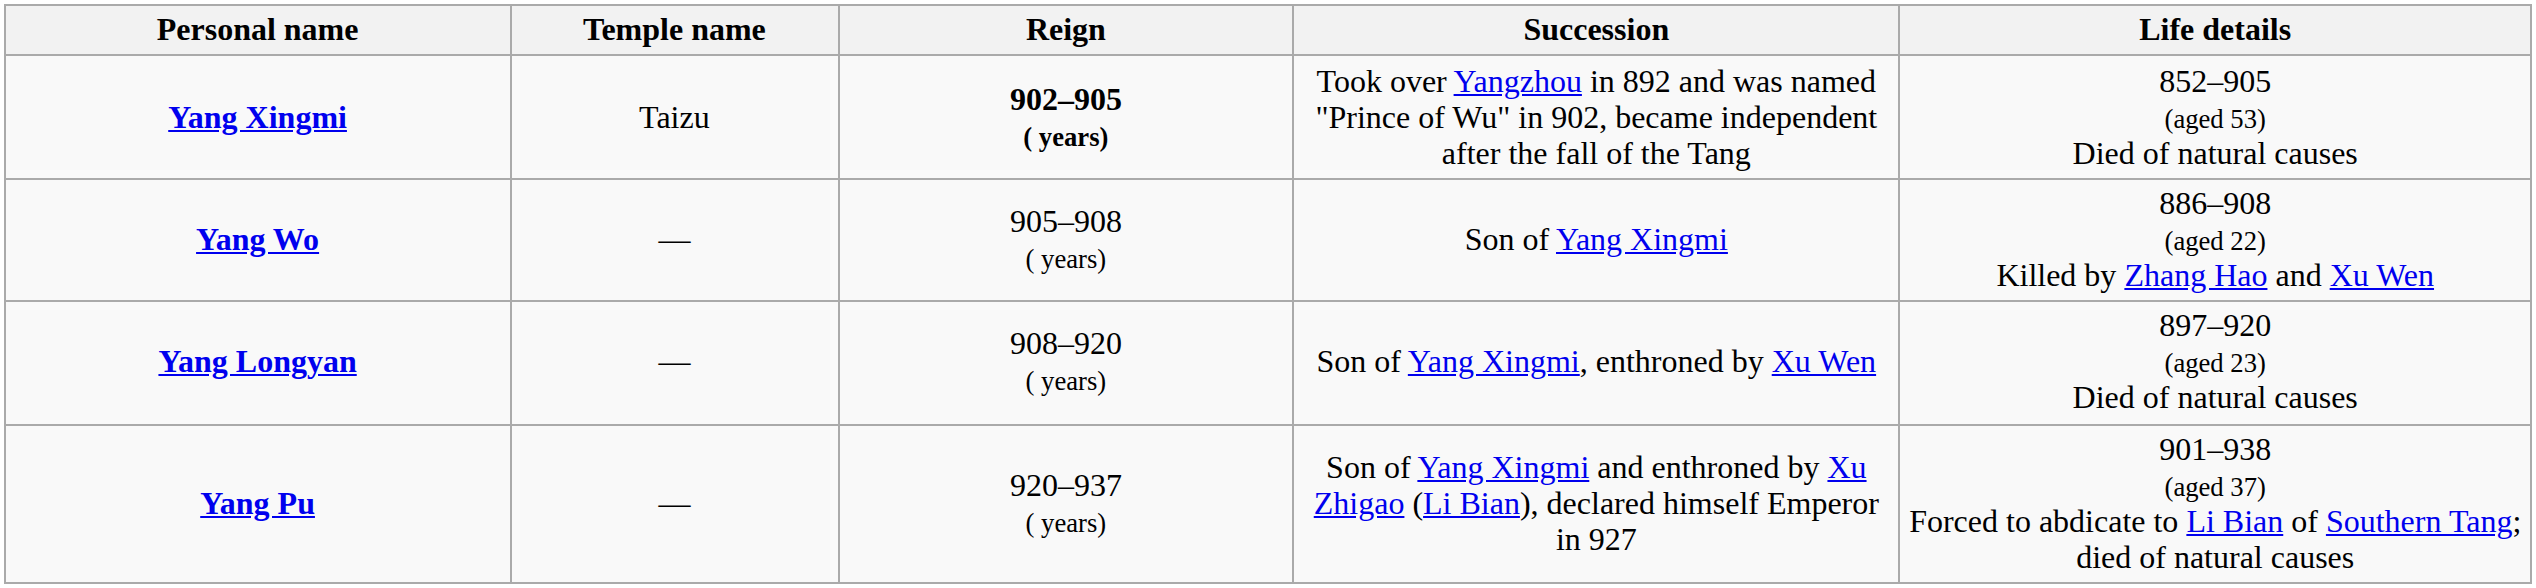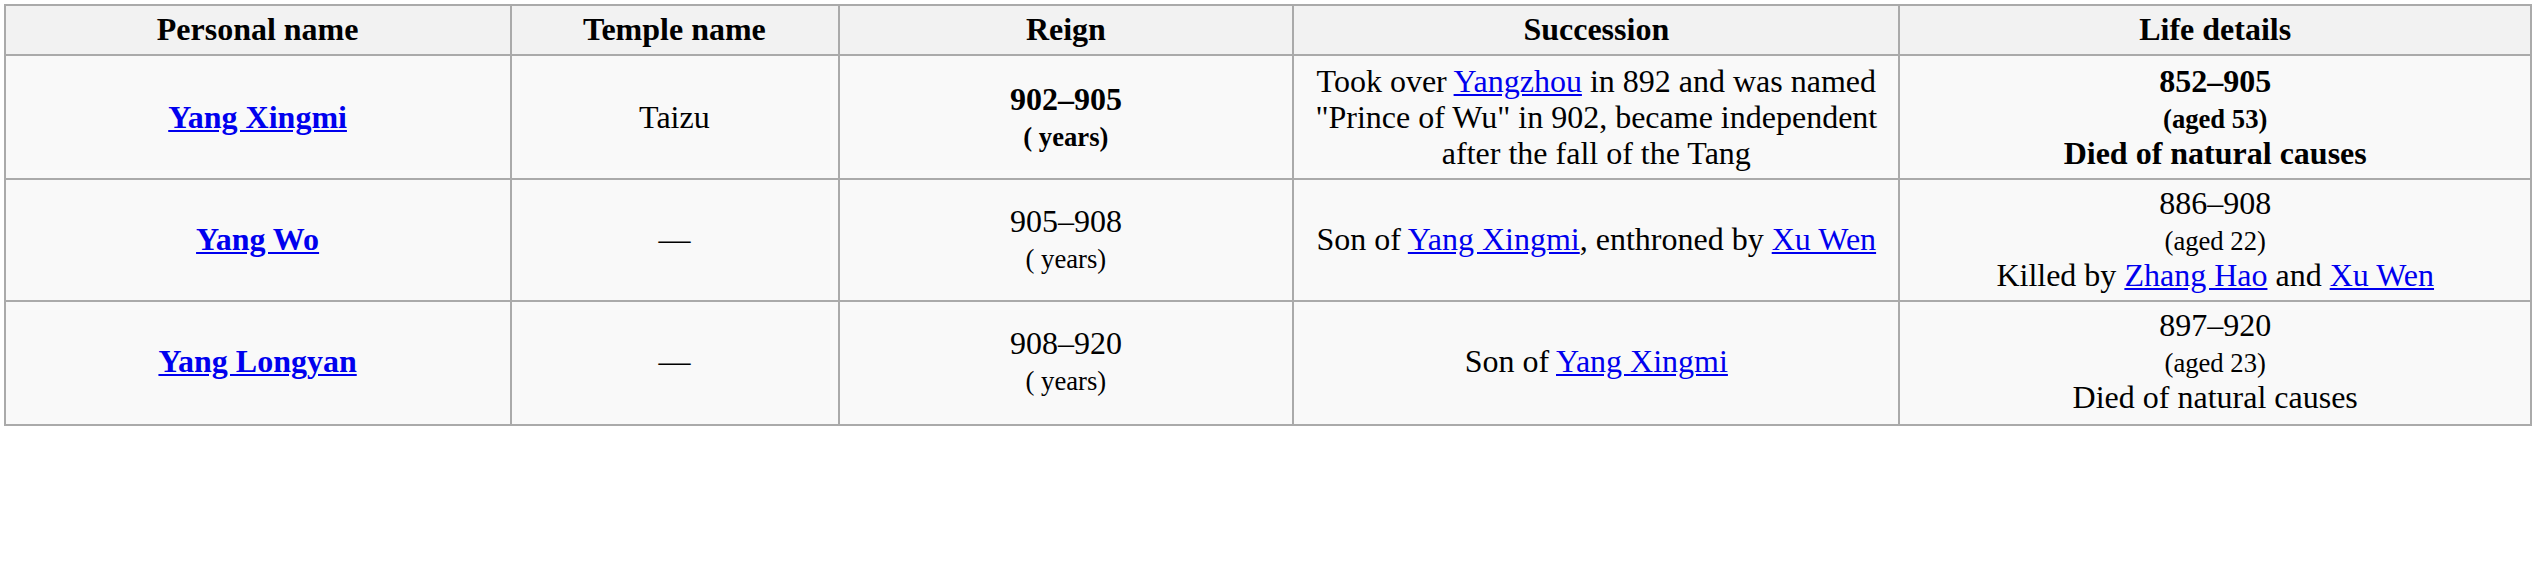(2215, 116) normal -> (2215, 116) bold
(1596, 239) Son of Yang Xingmi -> (1596, 239) Son of Yang Xingmi, enthroned by Xu Wen
(1596, 362) Son of Yang Xingmi, enthroned by Xu Wen -> (1596, 362) Son of Yang Xingmi
- row: (258, 502)
